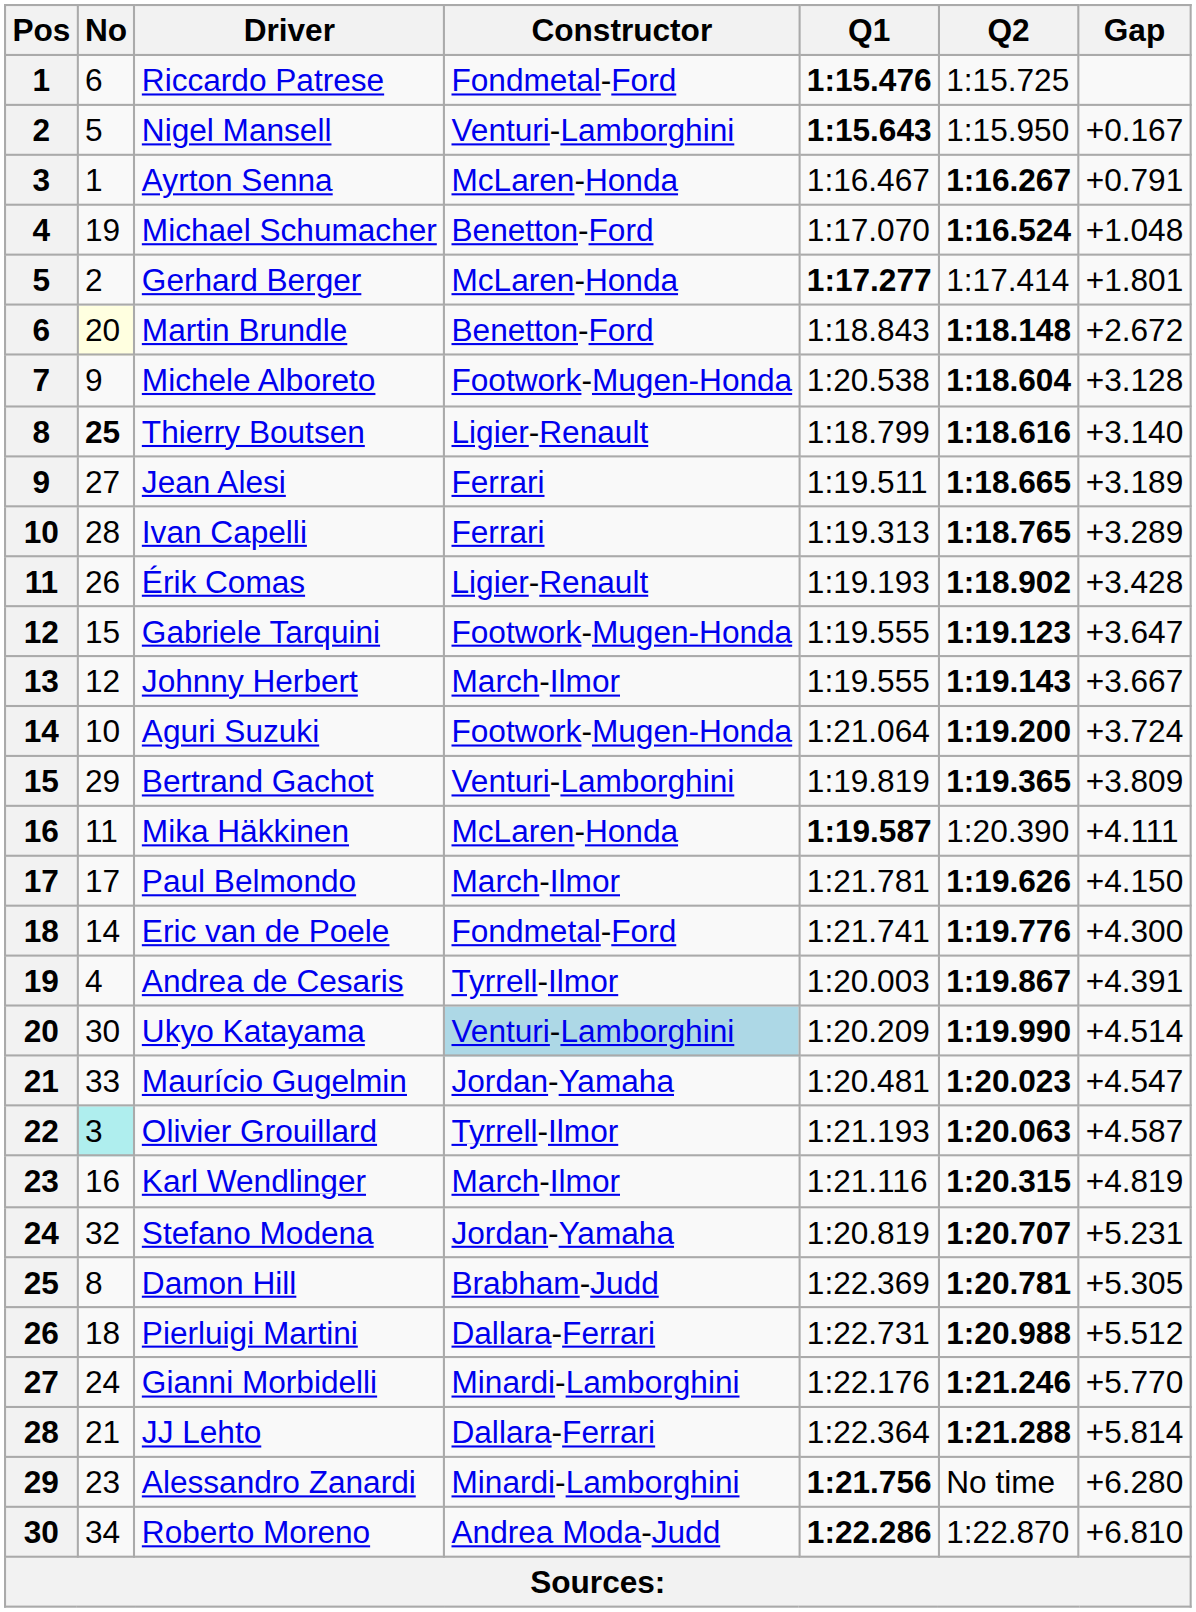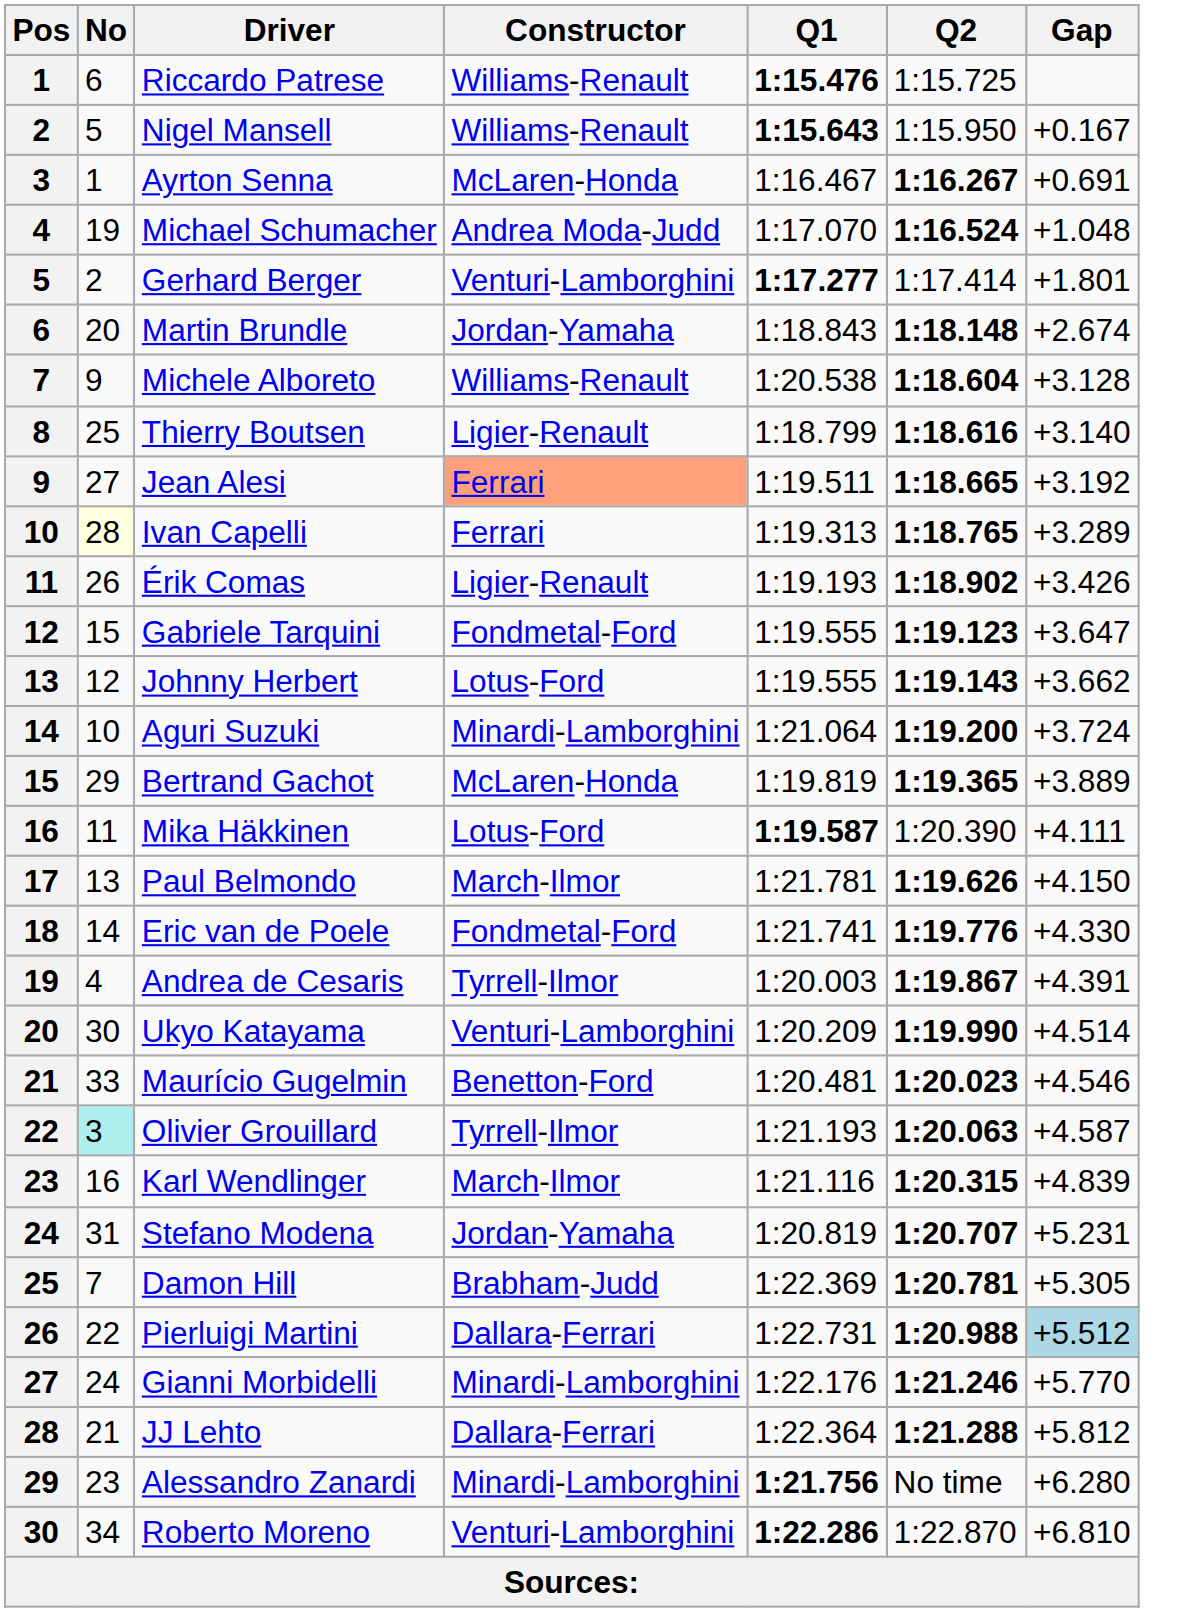(564, 80) Fondmetal-Ford -> (570, 80) Williams-Renault
(593, 130) Venturi-Lamborghini -> (570, 130) Williams-Renault
(1134, 180) +0.791 -> (1082, 180) +0.691
(552, 230) Benetton-Ford -> (586, 230) Andrea Moda-Judd
(565, 281) McLaren-Honda -> (593, 281) Venturi-Lamborghini
(103, 331) lightyellow background -> (103, 331) no background
(552, 331) Benetton-Ford -> (563, 331) Jordan-Yamaha
(1134, 331) +2.672 -> (1082, 331) +2.674
(622, 381) Footwork-Mugen-Honda -> (570, 381) Williams-Renault
(103, 431) bold -> (103, 431) normal
(498, 481) no background -> (498, 481) lightsalmon background
(1134, 481) +3.189 -> (1082, 481) +3.192
(103, 531) no background -> (103, 531) lightyellow background
(1134, 581) +3.428 -> (1082, 581) +3.426
(622, 631) Footwork-Mugen-Honda -> (564, 631) Fondmetal-Ford
(536, 681) March-Ilmor -> (528, 681) Lotus-Ford
(1134, 681) +3.667 -> (1082, 681) +3.662
(622, 731) Footwork-Mugen-Honda -> (595, 731) Minardi-Lamborghini
(593, 781) Venturi-Lamborghini -> (565, 781) McLaren-Honda
(1134, 781) +3.809 -> (1082, 781) +3.889
(565, 831) McLaren-Honda -> (528, 831) Lotus-Ford
(103, 881) 17 -> (103, 881) 13
(1134, 931) +4.300 -> (1082, 931) +4.330
(593, 1031) lightblue background -> (593, 1031) no background
(563, 1081) Jordan-Yamaha -> (552, 1081) Benetton-Ford
(1134, 1081) +4.547 -> (1082, 1081) +4.546
(1134, 1181) +4.819 -> (1082, 1181) +4.839
(103, 1231) 32 -> (103, 1231) 31
(94, 1282) 8 -> (94, 1282) 7
(103, 1332) 18 -> (103, 1332) 22
(1134, 1332) no background -> (1082, 1332) lightblue background
(1134, 1432) +5.814 -> (1082, 1432) +5.812
(586, 1532) Andrea Moda-Judd -> (593, 1532) Venturi-Lamborghini
